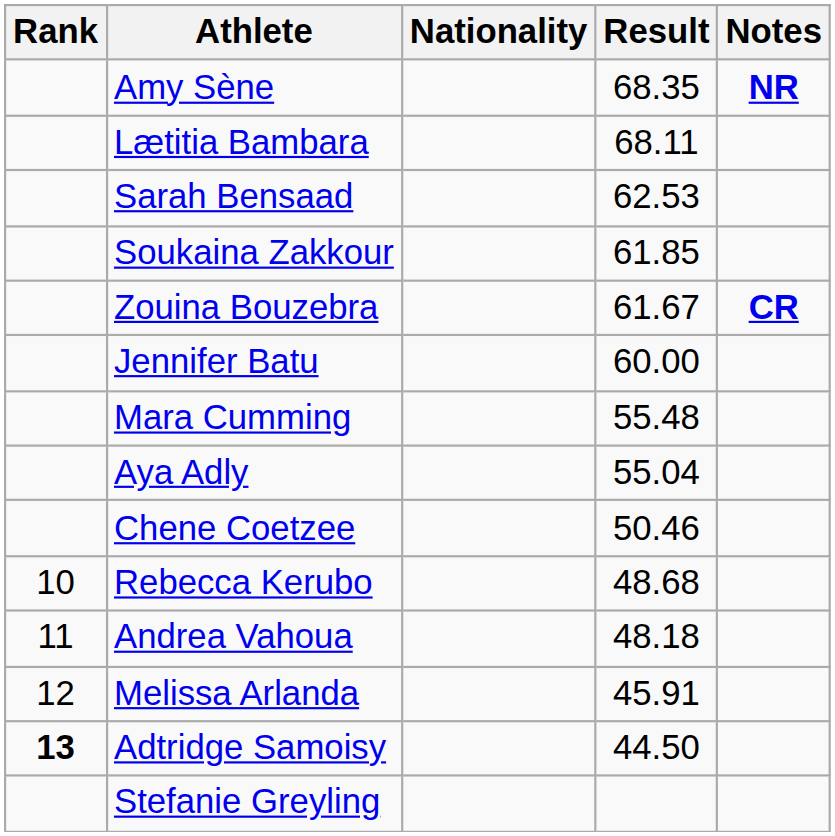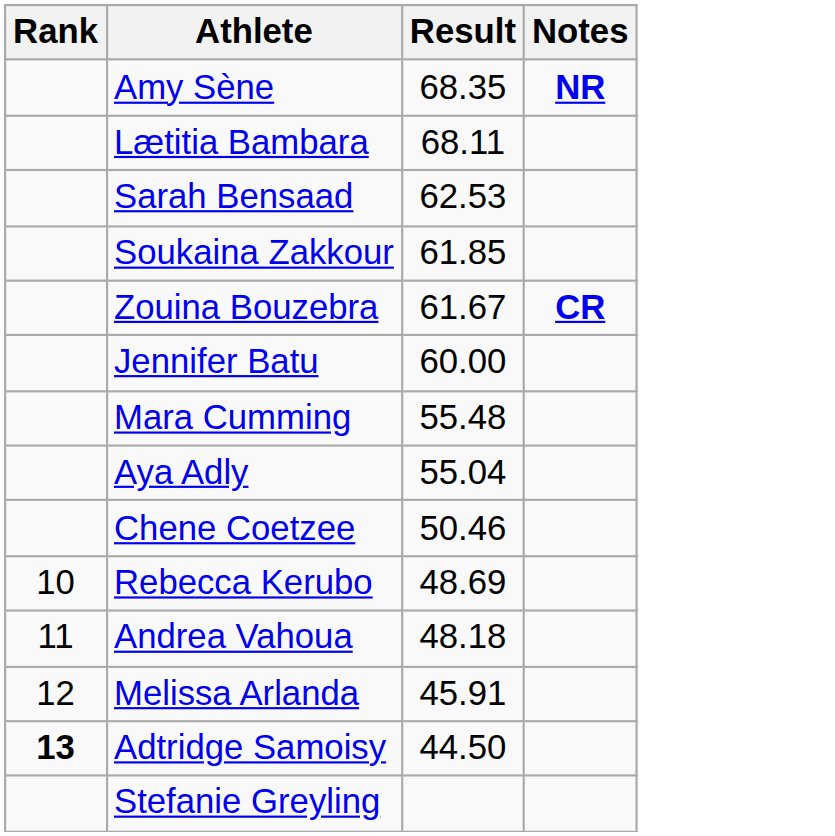- column: (499, 32)
(656, 582) 48.68 -> (463, 582) 48.69
